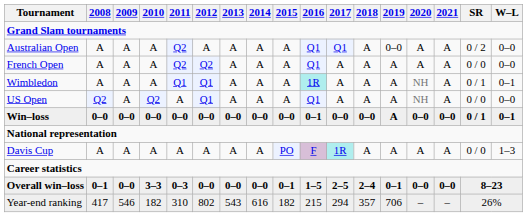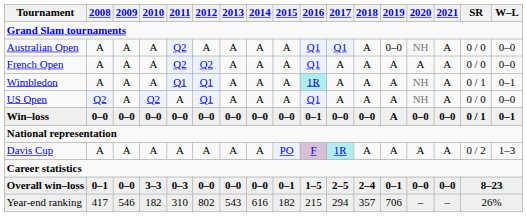(421, 47) A -> (421, 47) NH
(476, 47) 0 / 2 -> (476, 47) 0 / 0
(476, 151) 0 / 0 -> (476, 151) 0 / 2
